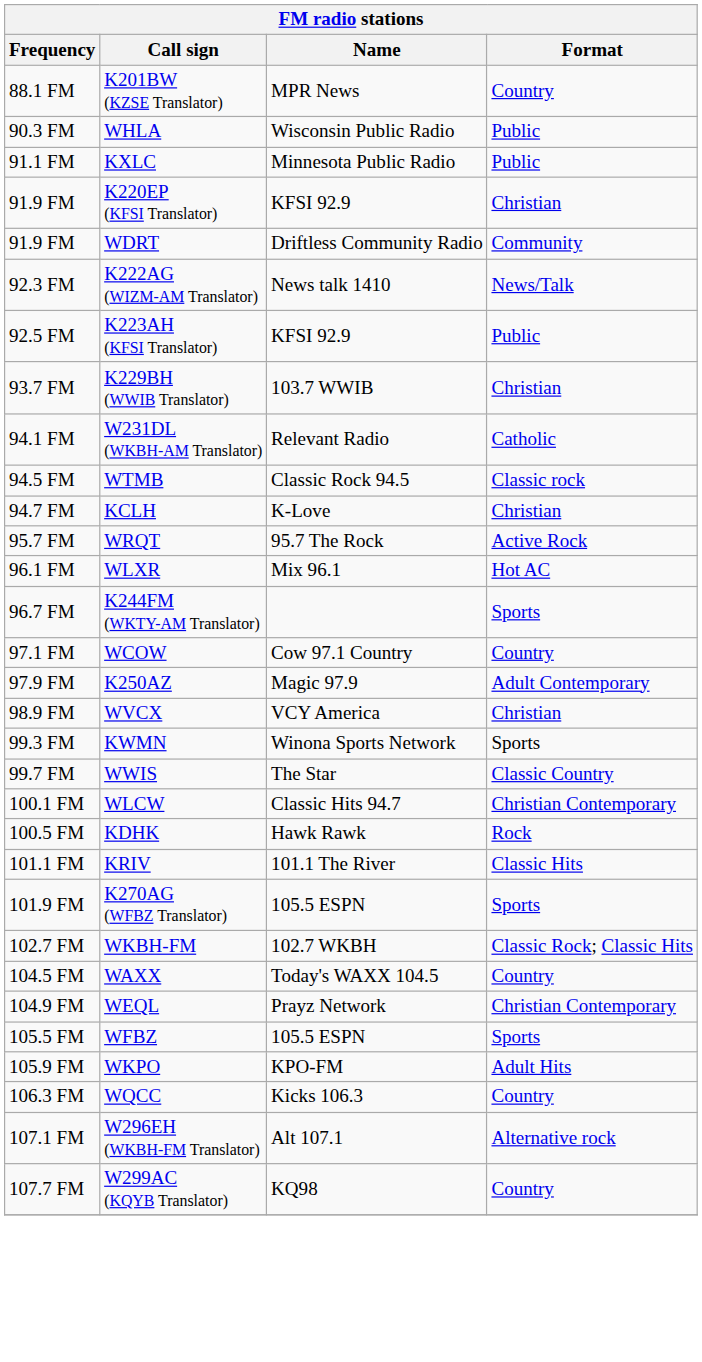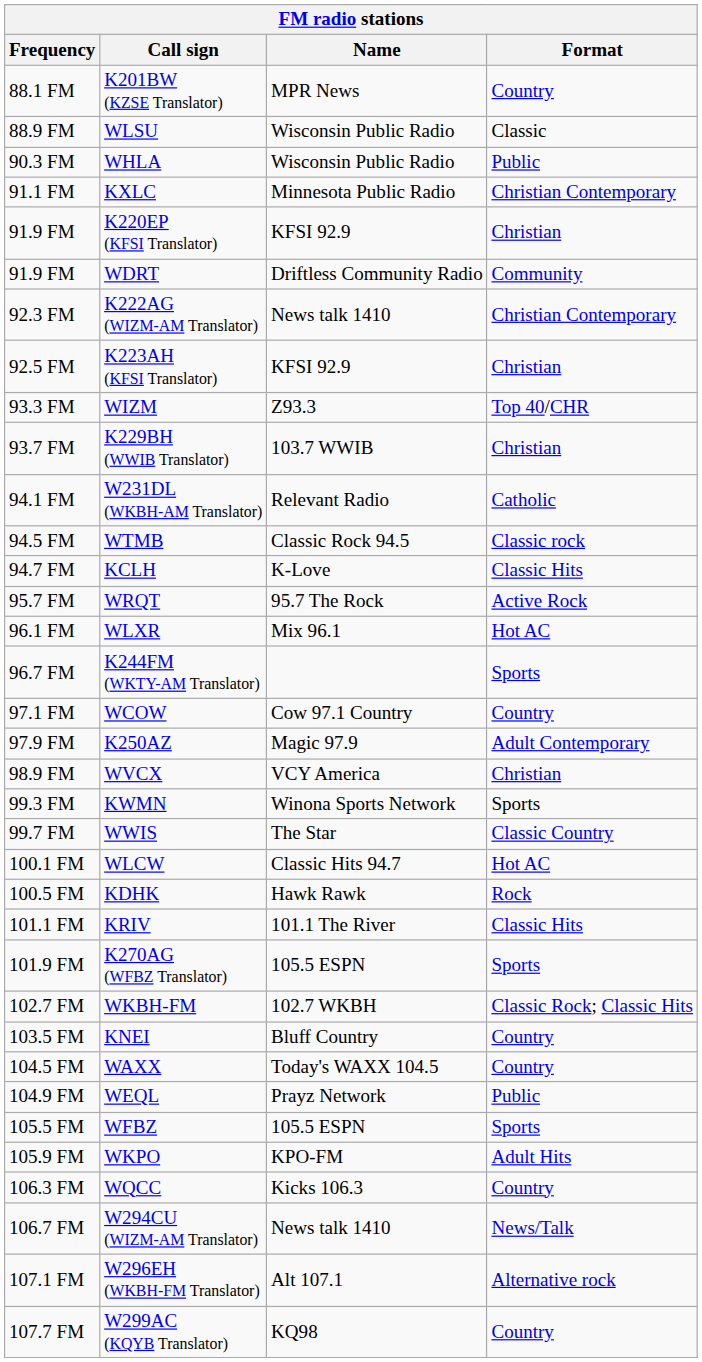+ row: (131, 131)
(516, 161) Public -> (584, 191) Christian Contemporary
(533, 284) News/Talk -> (584, 314) Christian Contemporary
(516, 336) Public -> (526, 366) Christian
+ row: (131, 407)
(526, 510) Christian -> (537, 570) Classic Hits
(584, 803) Christian Contemporary -> (521, 864) Hot AC
+ row: (127, 1036)
(584, 1006) Christian Contemporary -> (516, 1096) Public
+ row: (181, 1228)
